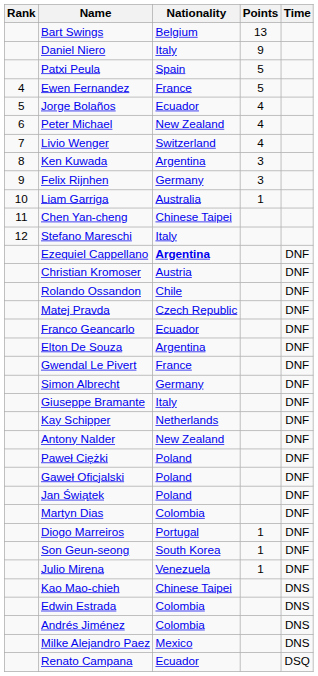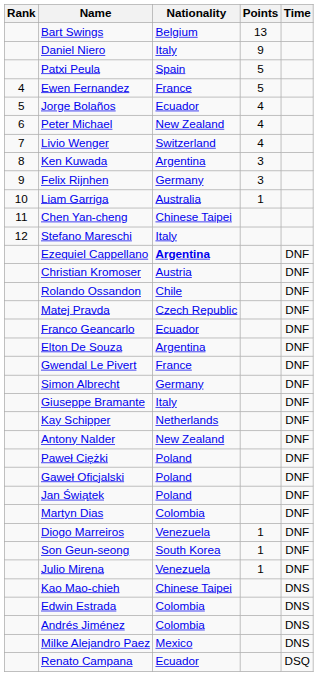(177, 532) Portugal -> (183, 532) Venezuela
